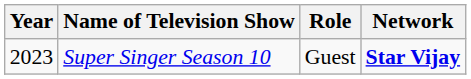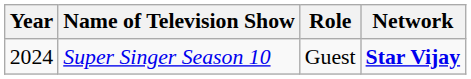(31, 56) 2023 -> (31, 56) 2024
